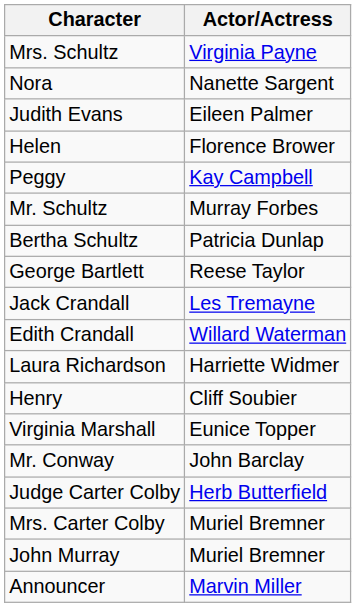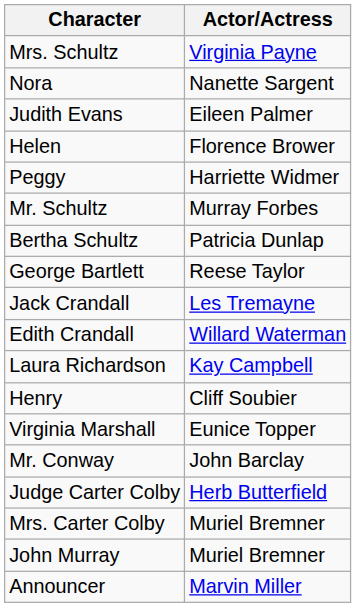(251, 177) Kay Campbell -> (264, 177) Harriette Widmer
(264, 366) Harriette Widmer -> (251, 366) Kay Campbell
